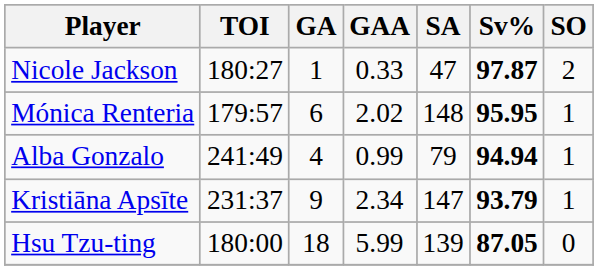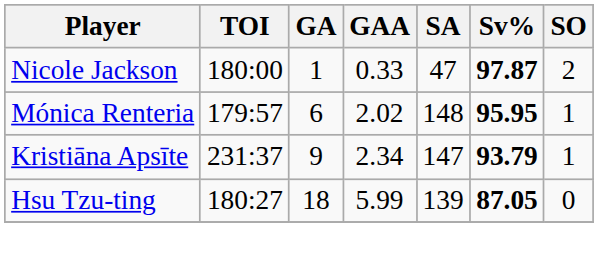(245, 69) 180:27 -> (245, 69) 180:00
- row: (88, 156)
(245, 243) 180:00 -> (245, 199) 180:27
